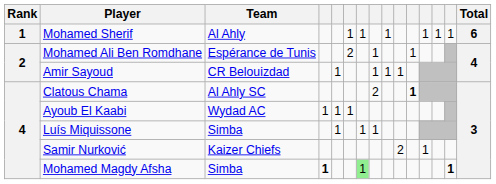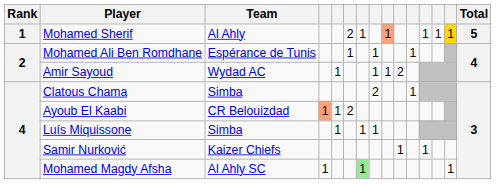(350, 34) 1 -> (350, 34) 2
(388, 34) no background -> (388, 34) lightsalmon background
(451, 34) no background -> (451, 34) gold background
(474, 34) 6 -> (474, 34) 5
(350, 53) 2 -> (350, 53) 1
(249, 72) CR Belouizdad -> (237, 72) Wydad AC
(400, 72) 1 -> (400, 72) 2
(237, 92) Al Ahly SC -> (225, 92) Simba
(413, 92) bold -> (413, 92) normal
(237, 111) Wydad AC -> (249, 111) CR Belouizdad
(325, 111) no background -> (325, 111) lightsalmon background
(350, 111) 1 -> (350, 111) 2
(400, 150) 2 -> (400, 150) 1
(225, 169) Simba -> (237, 169) Al Ahly SC
(325, 169) bold -> (325, 169) normal
(451, 169) bold -> (451, 169) normal
